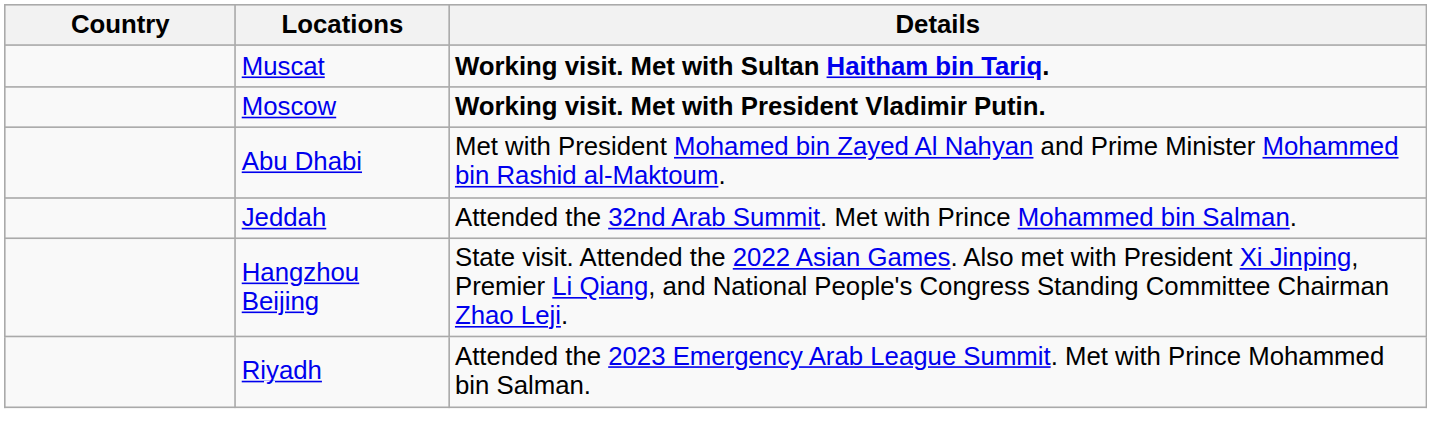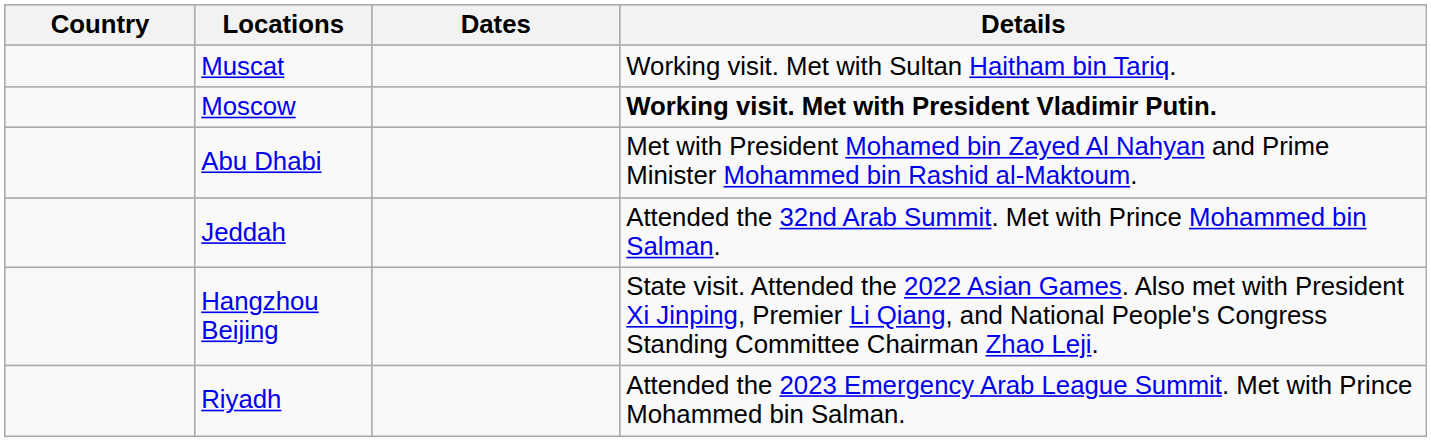+ column: (496, 24)
(752, 65) bold -> (901, 65) normal
